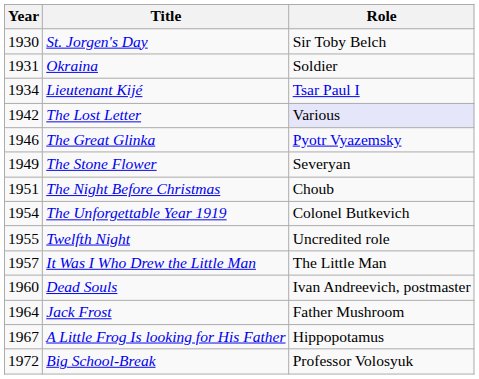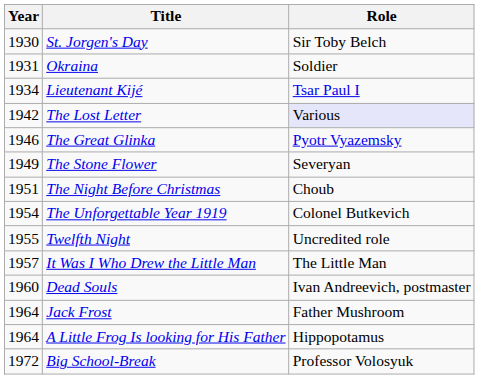(24, 336) 1967 -> (24, 336) 1964
